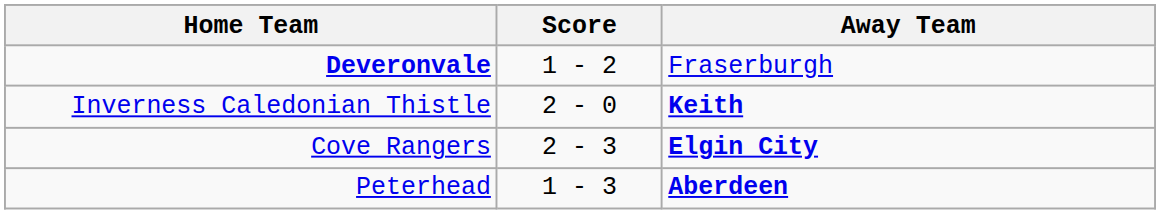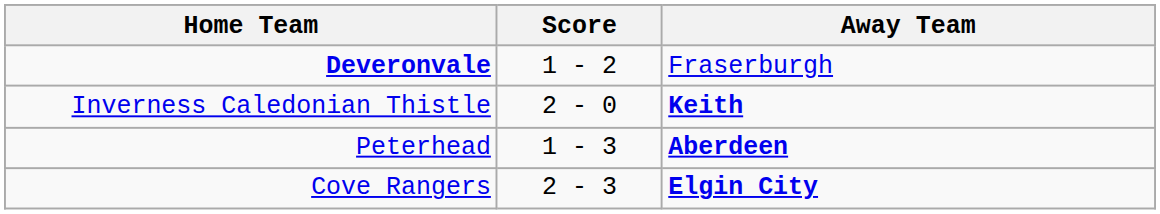rows swapped: (401, 147) <-> (423, 188)
